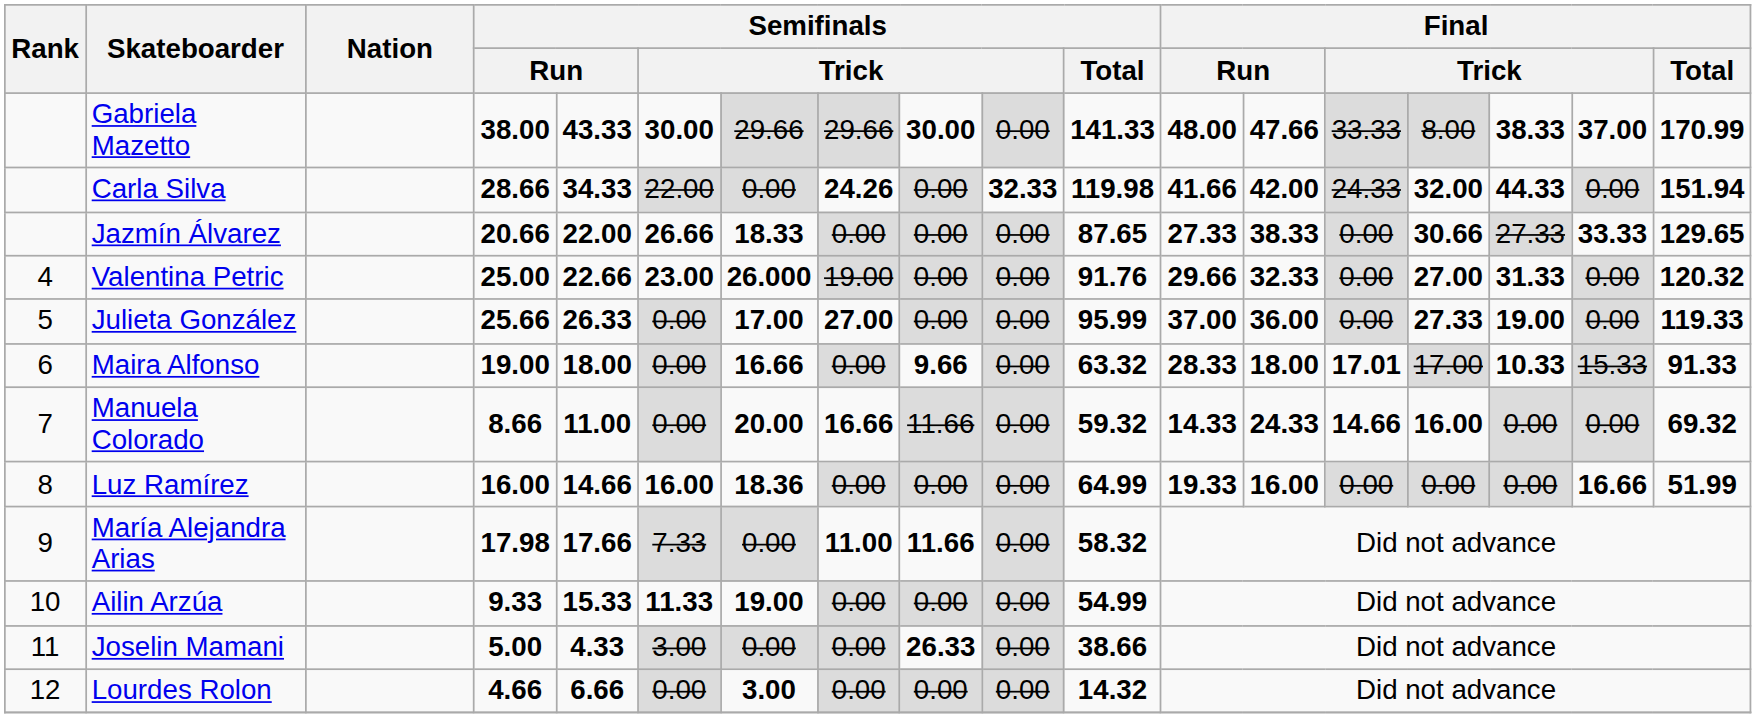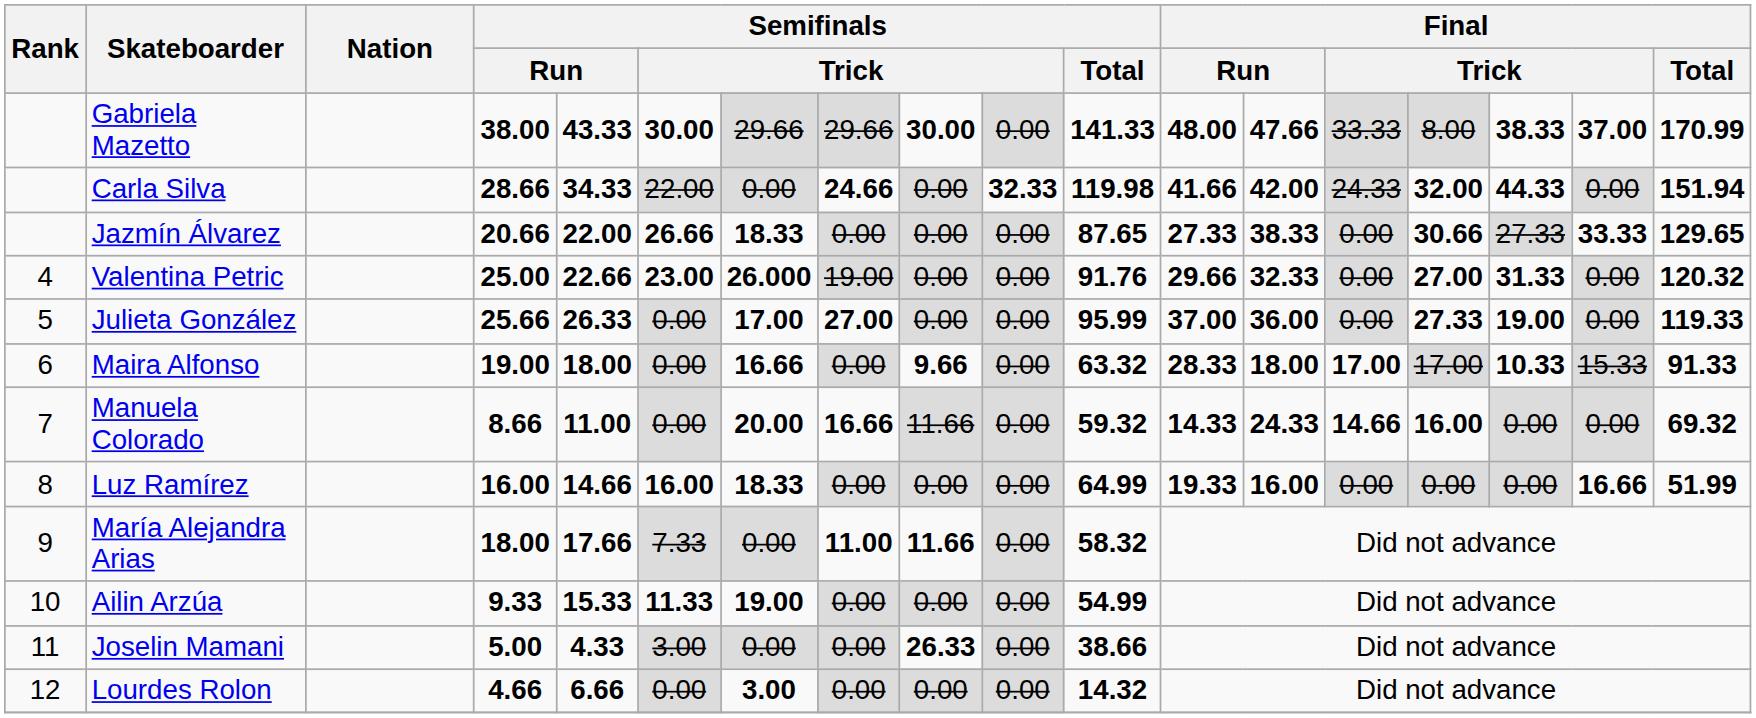(859, 189) 24.26 -> (859, 189) 24.66
(1366, 364) 17.01 -> (1366, 364) 17.00
(769, 483) 18.36 -> (769, 483) 18.33
(515, 543) 17.98 -> (515, 543) 18.00
